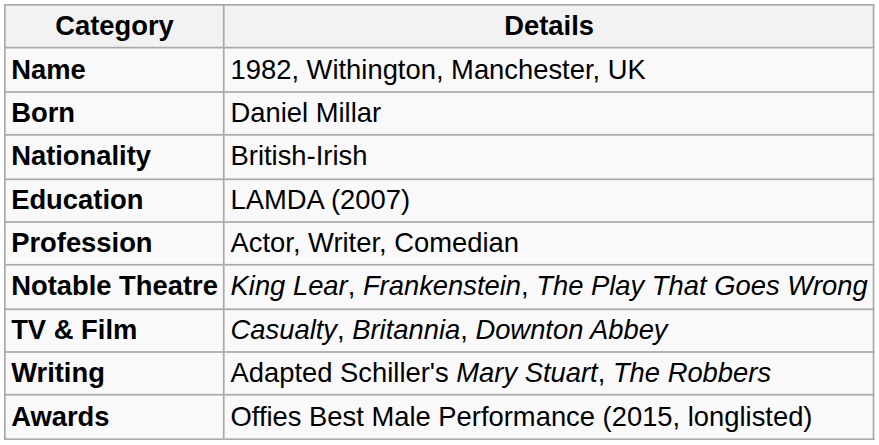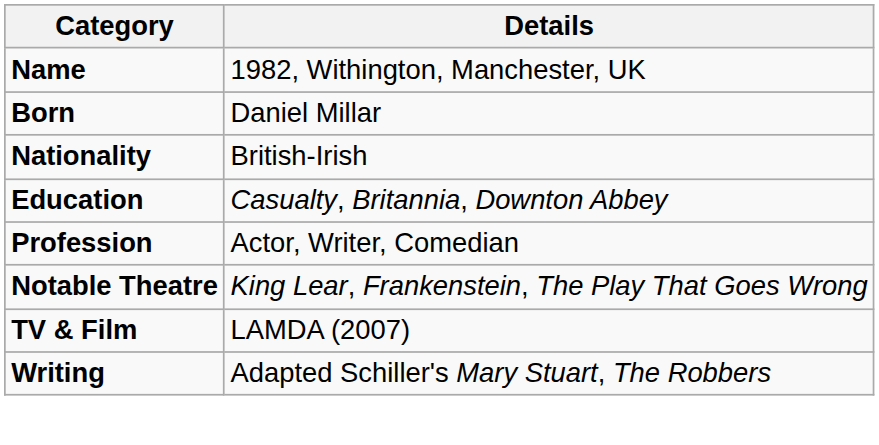(320, 199) LAMDA (2007) -> (449, 199) Casualty, Britannia, Downton Abbey
(449, 329) Casualty, Britannia, Downton Abbey -> (320, 329) LAMDA (2007)
- row: (60, 416)
